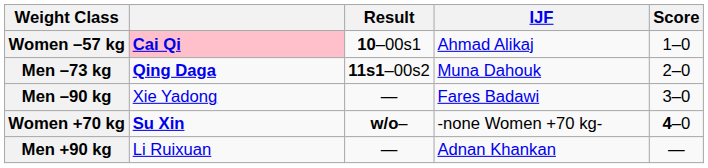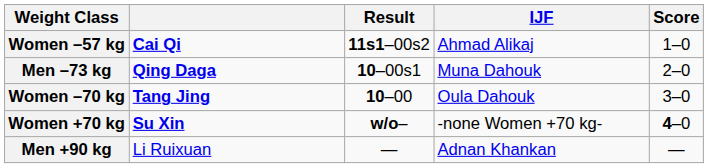(157, 44) pink background -> (157, 44) no background
(389, 44) 10–00s1 -> (389, 44) 11s1–00s2
(389, 70) 11s1–00s2 -> (389, 70) 10–00s1
+ row: (67, 96)
- row: (67, 96)
